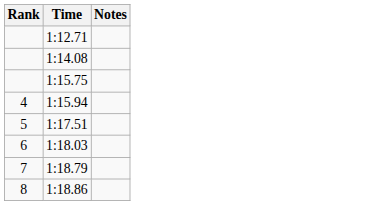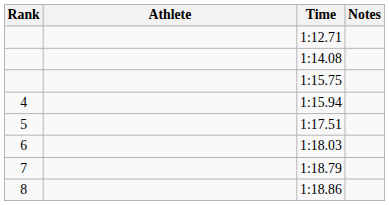+ column: (170, 15)
